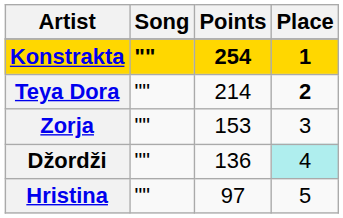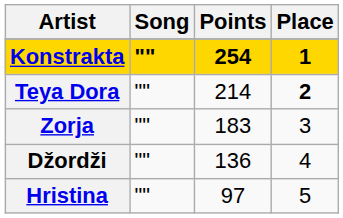(233, 126) 153 -> (233, 126) 183
(305, 160) paleturquoise background -> (305, 160) no background
